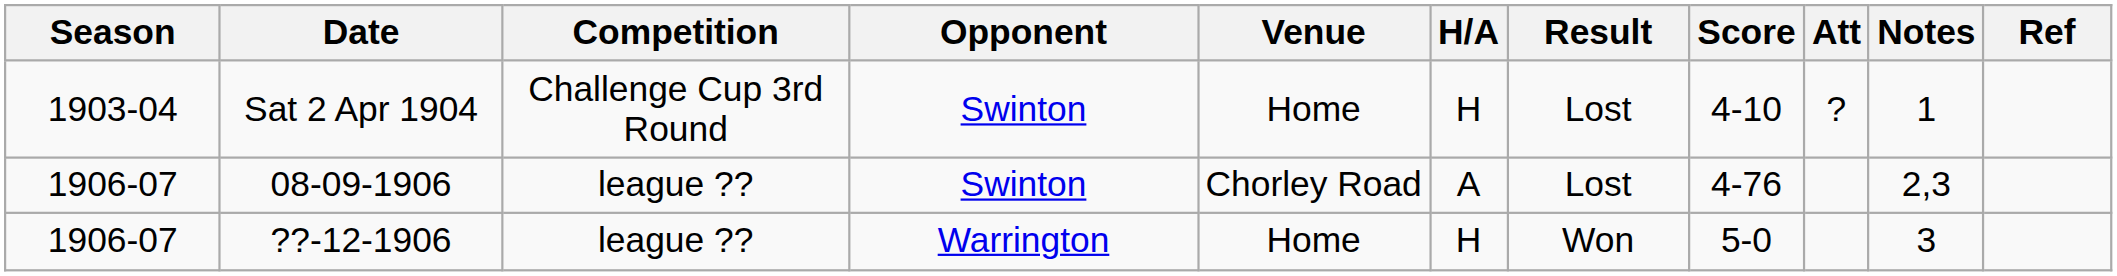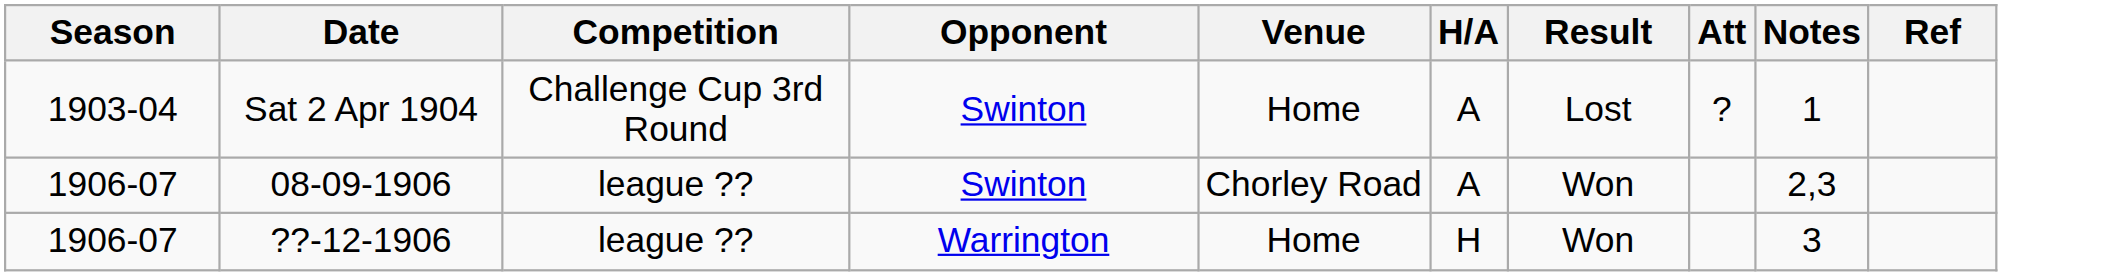- column: (1746, 32)
(1469, 108) H -> (1468, 108) A
(1598, 184) Lost -> (1598, 184) Won
